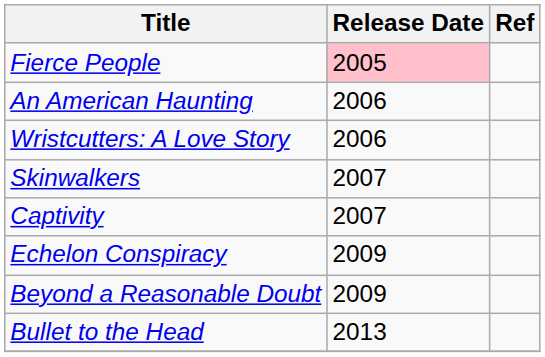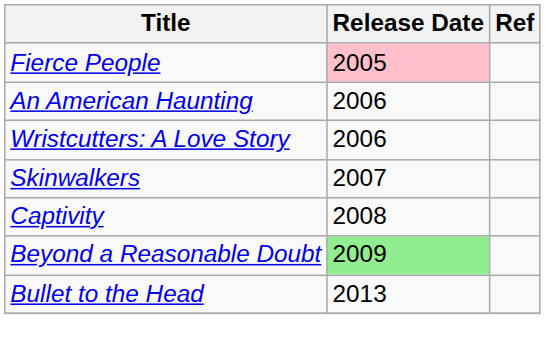(360, 216) 2007 -> (360, 216) 2008
- row: (119, 255)
(360, 293) no background -> (360, 255) lightgreen background
